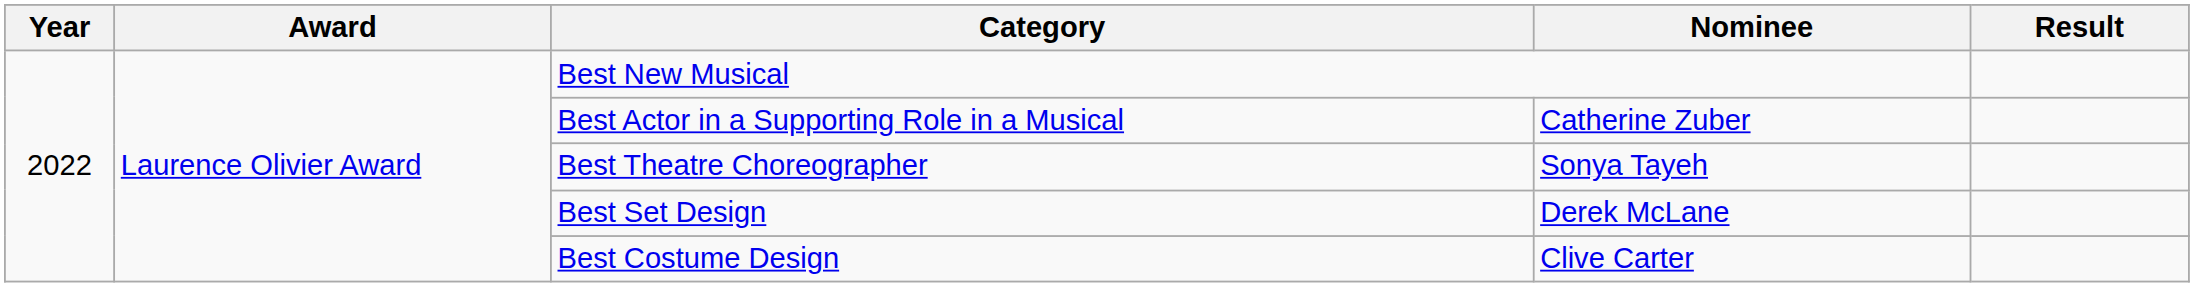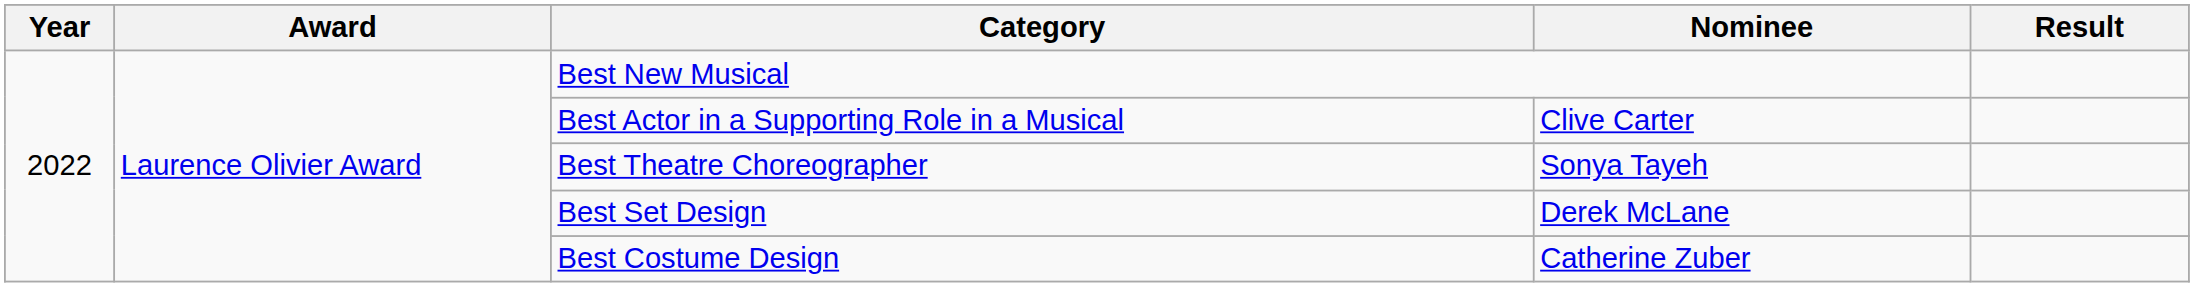(1645, 119) Catherine Zuber -> (1617, 119) Clive Carter
(1617, 258) Clive Carter -> (1645, 258) Catherine Zuber
